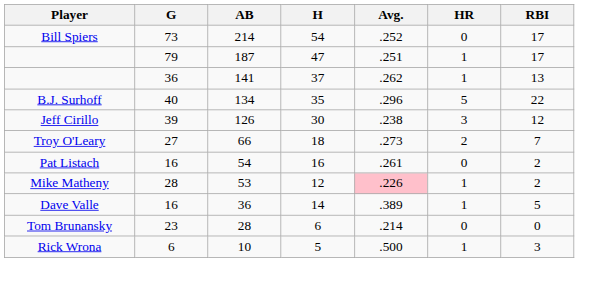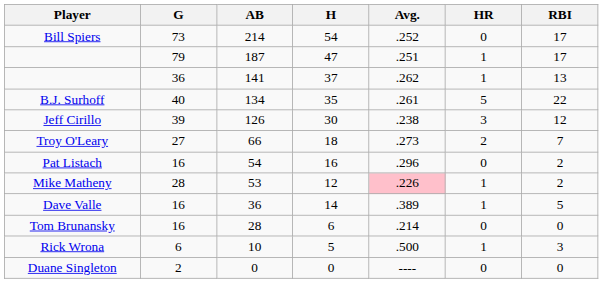(391, 99) .296 -> (407, 99) .261
(391, 162) .261 -> (407, 162) .296
(171, 225) 23 -> (178, 225) 16
+ row: (72, 267)
